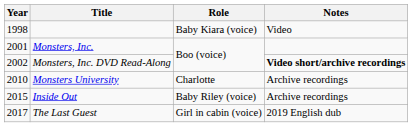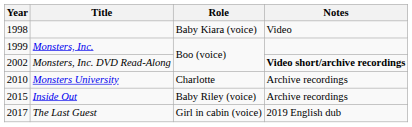(17, 46) 2001 -> (17, 46) 1999
